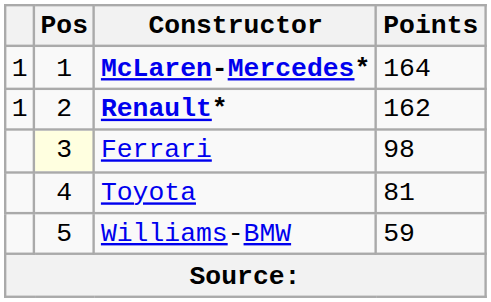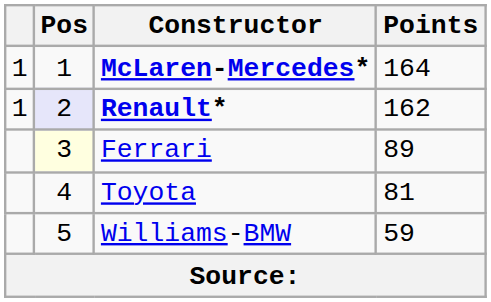(64, 109) no background -> (64, 109) lavender background
(399, 151) 98 -> (399, 151) 89
